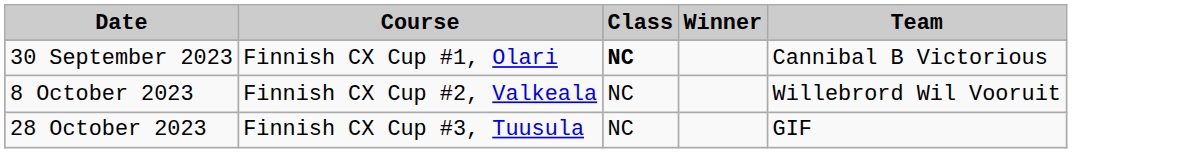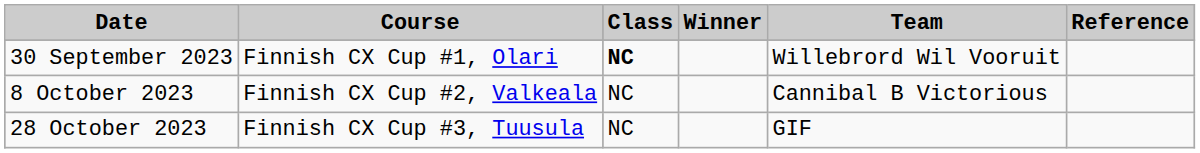+ column: (1130, 23)
(910, 58) Cannibal B Victorious -> (917, 58) Willebrord Wil Vooruit
(917, 94) Willebrord Wil Vooruit -> (910, 94) Cannibal B Victorious
